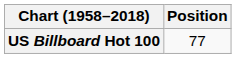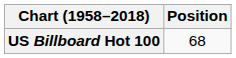(197, 41) 77 -> (197, 41) 68
